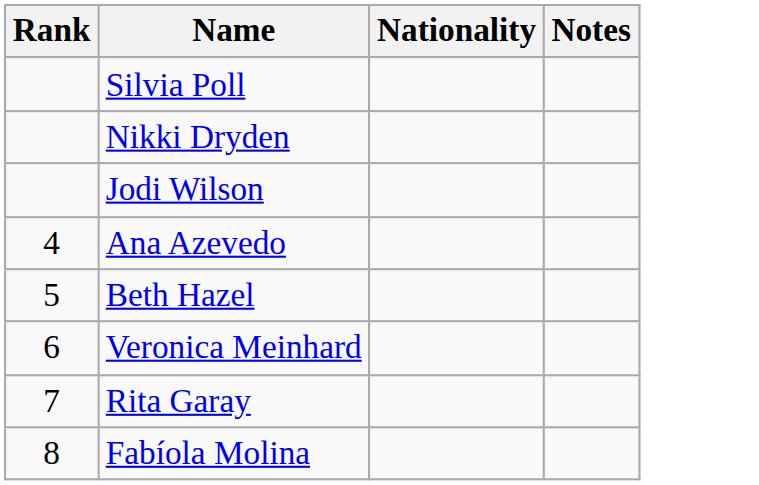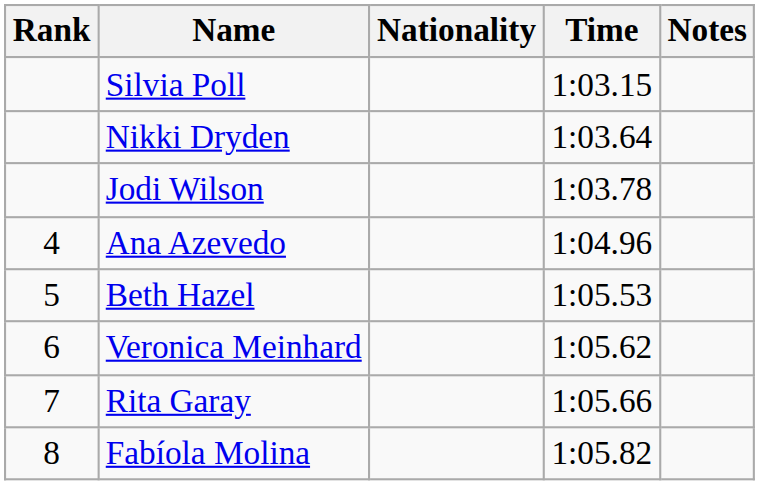+ column: (602, 30)
